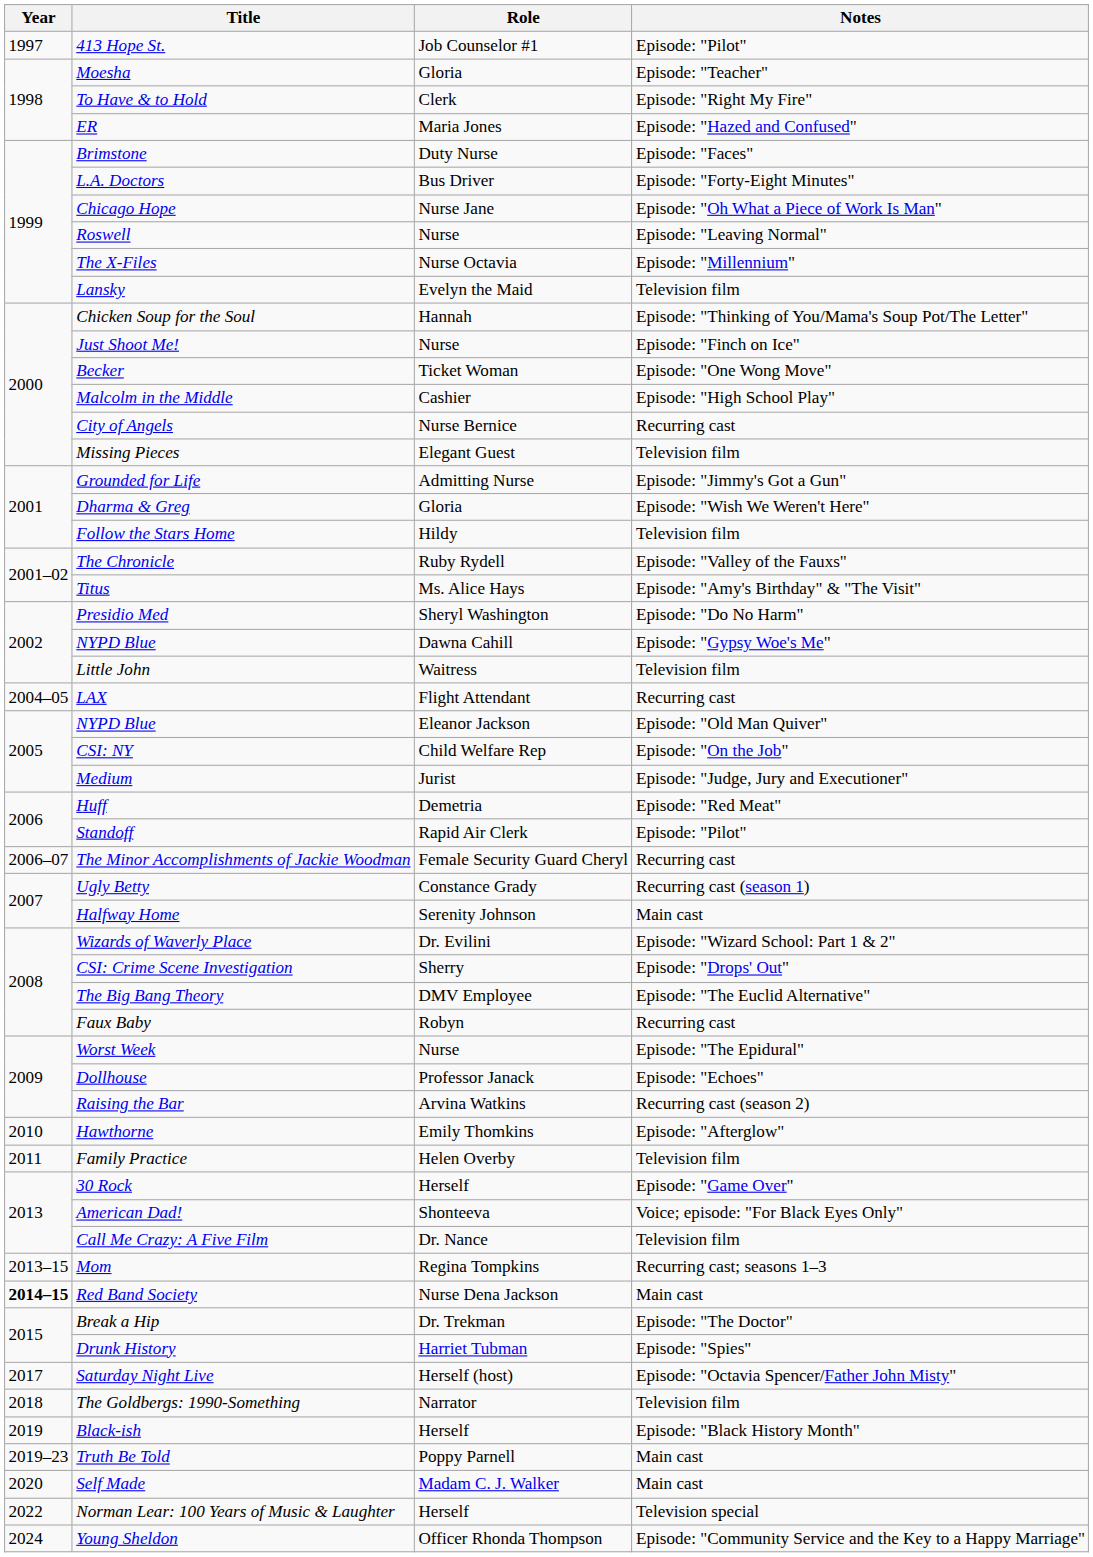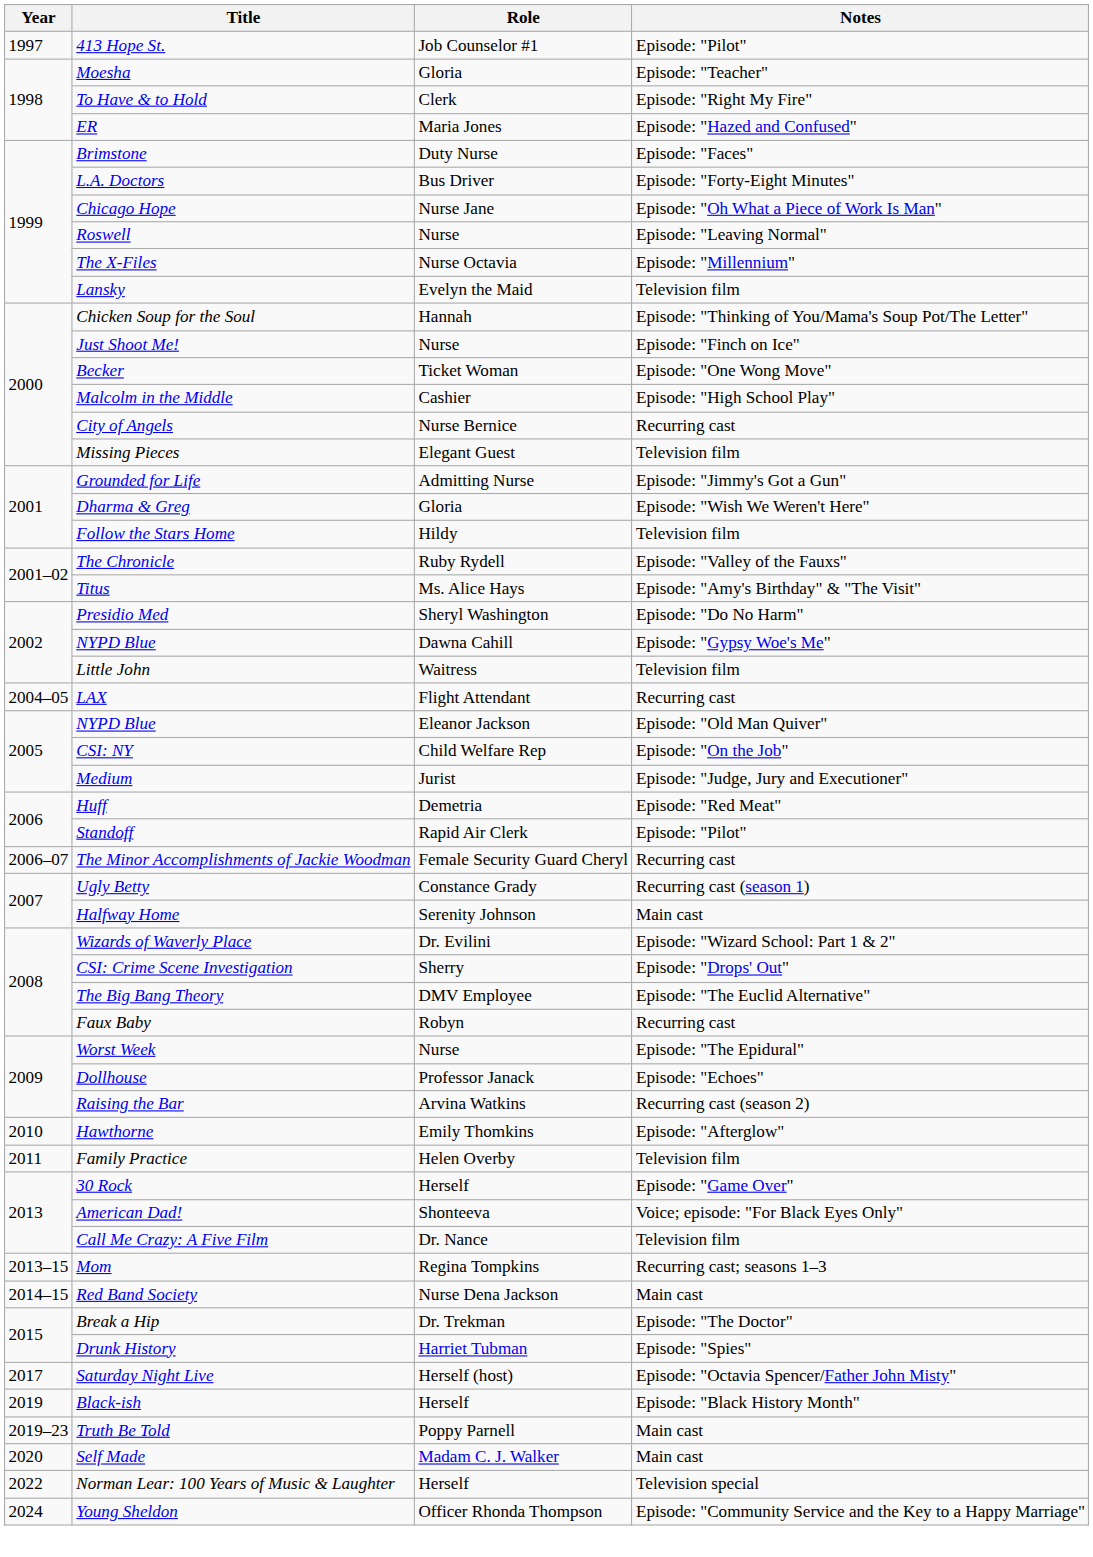(38, 1294) bold -> (38, 1294) normal
- row: (188, 1402)
